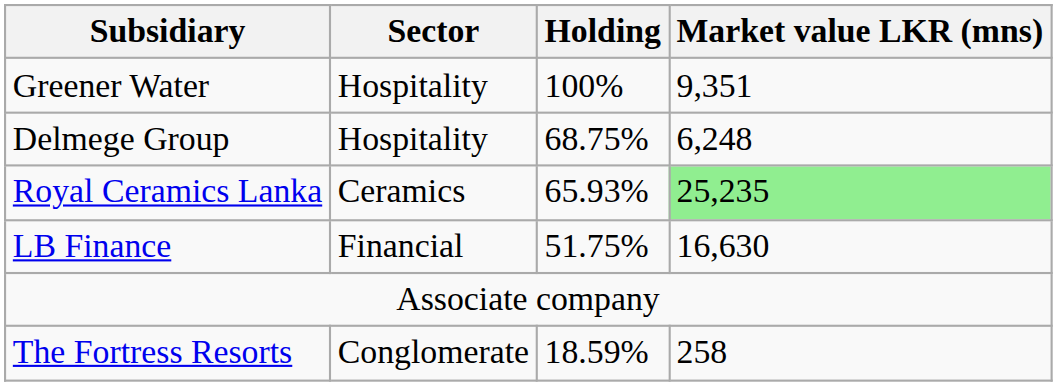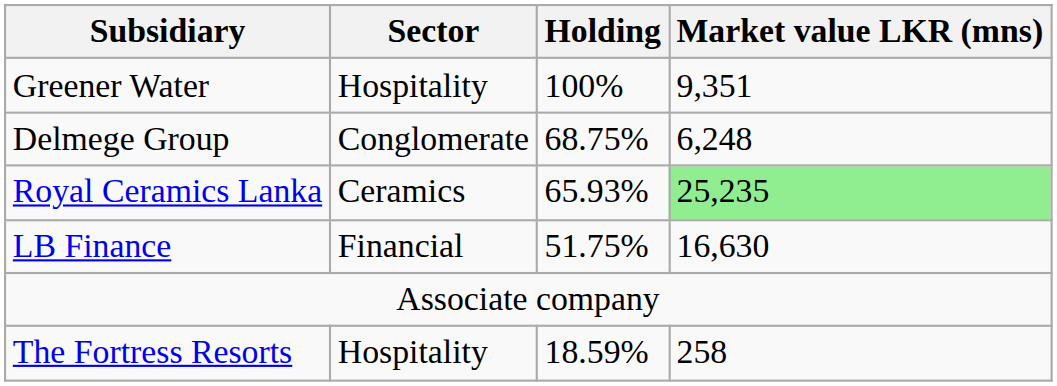(413, 138) Hospitality -> (433, 138) Conglomerate
(433, 352) Conglomerate -> (413, 352) Hospitality
